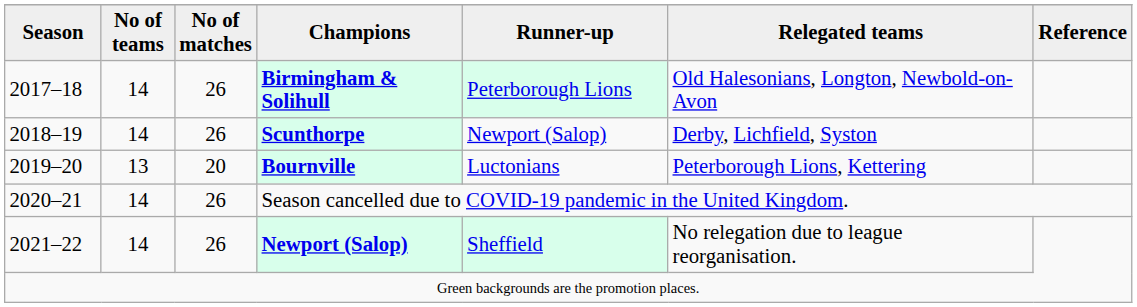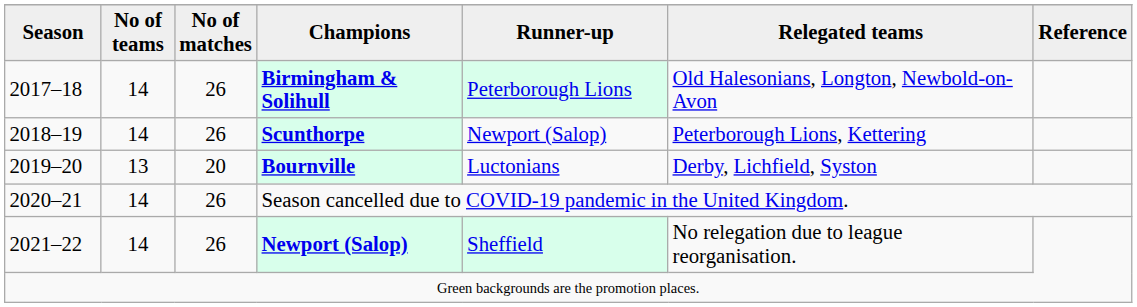(775, 133) Derby, Lichfield, Syston -> (799, 133) Peterborough Lions, Kettering
(799, 166) Peterborough Lions, Kettering -> (775, 166) Derby, Lichfield, Syston
